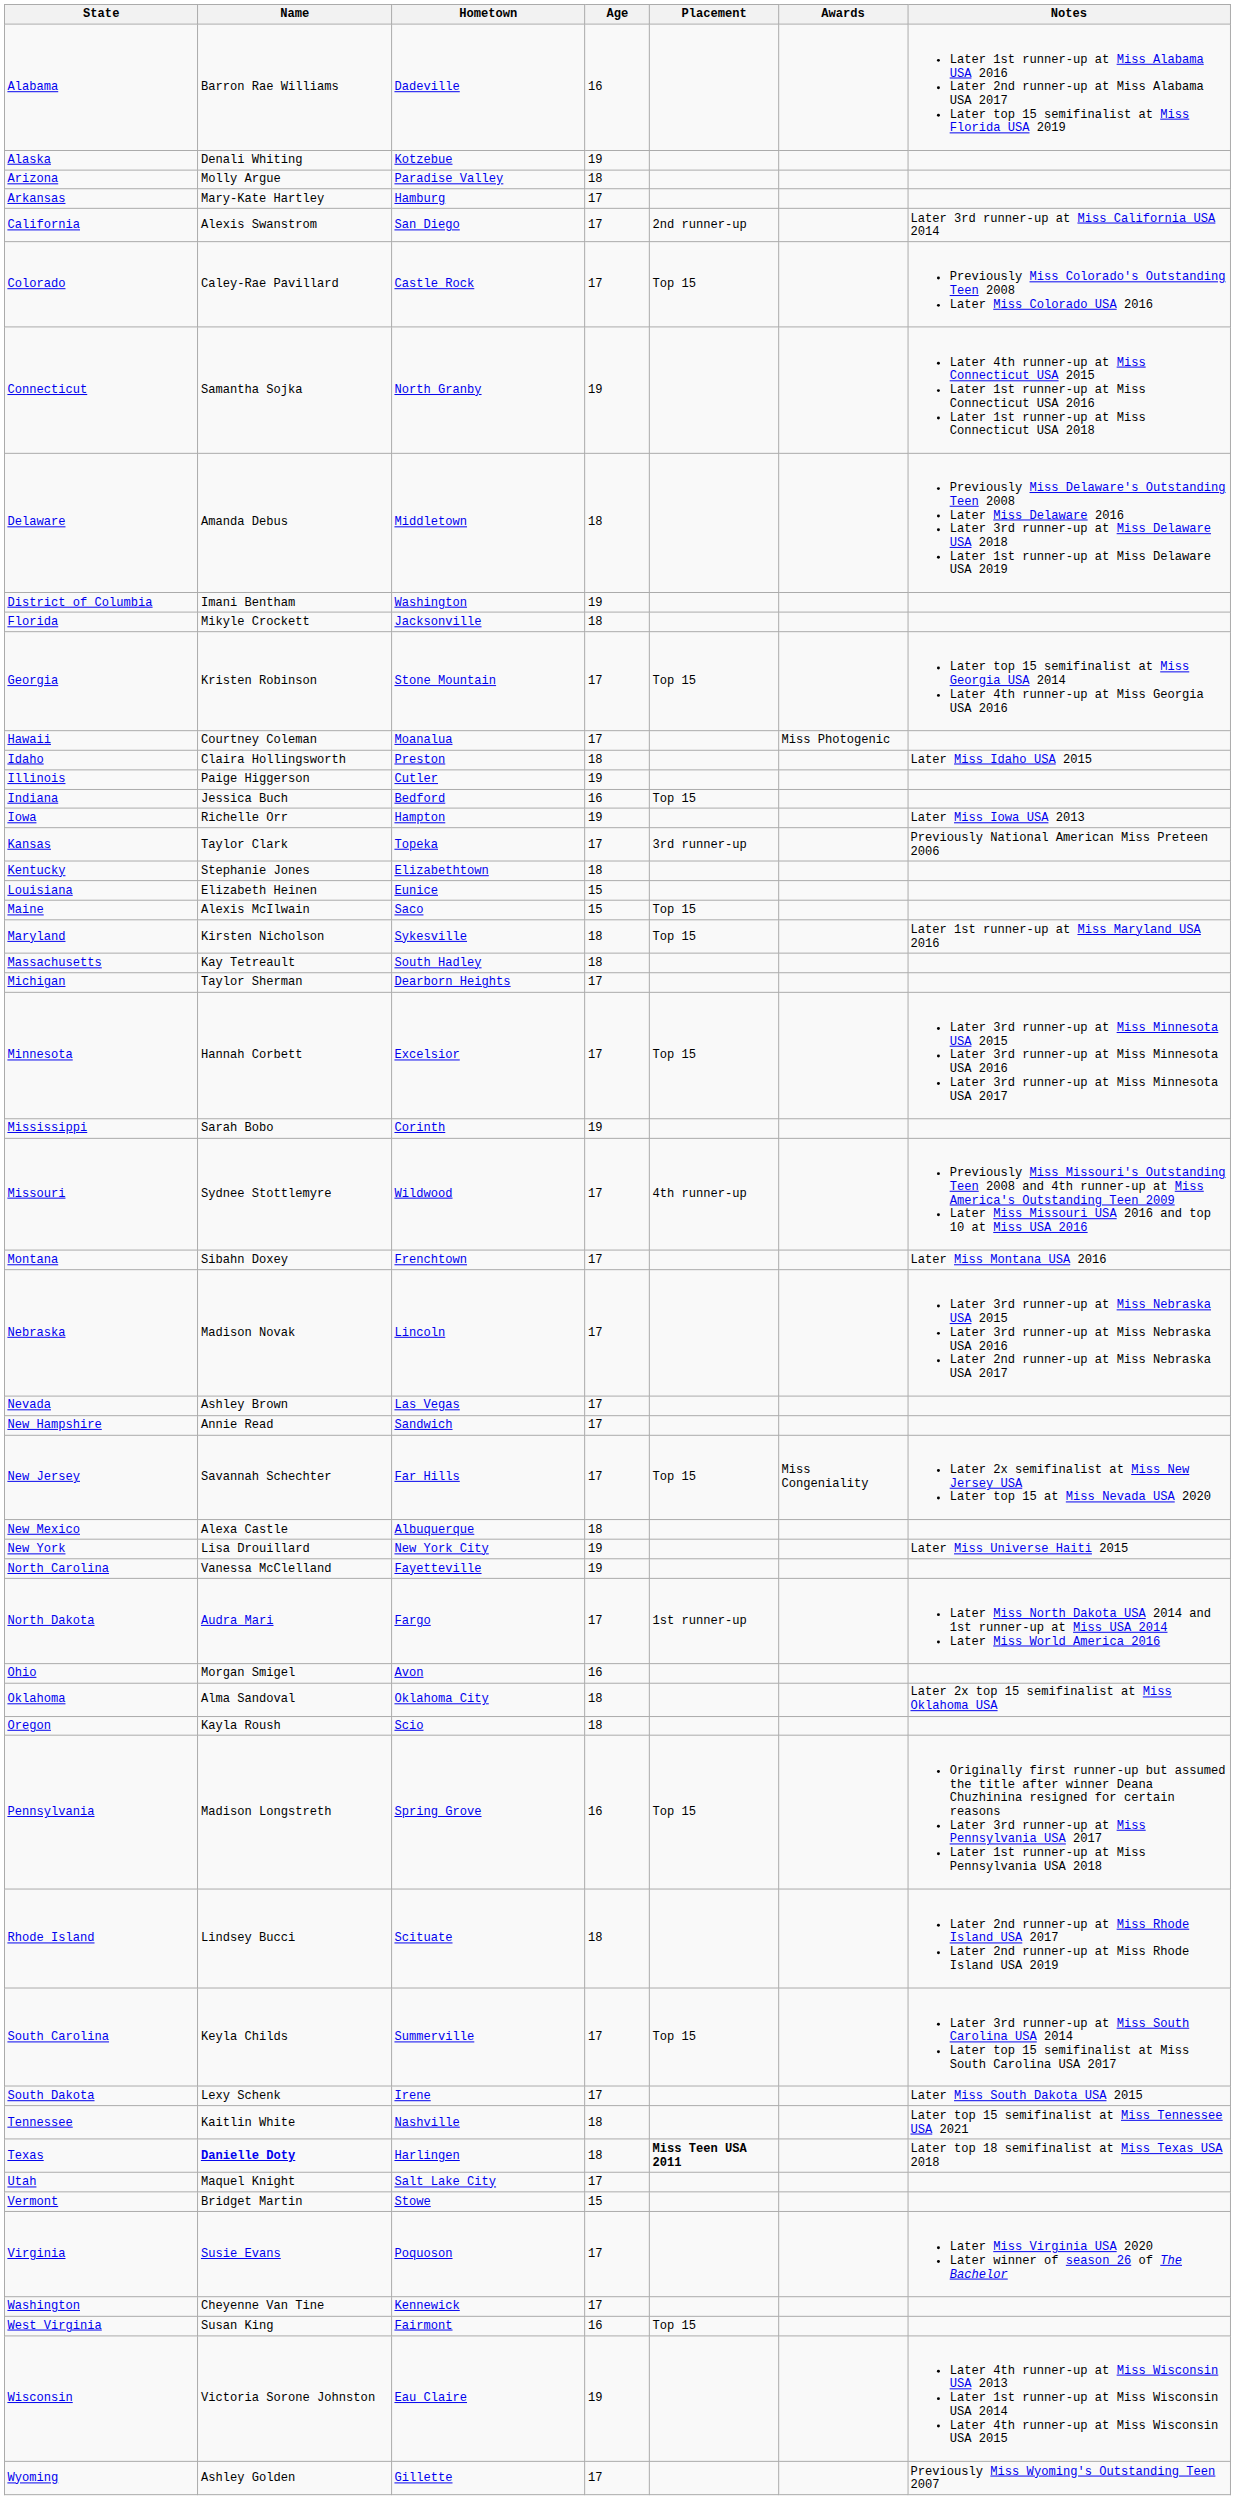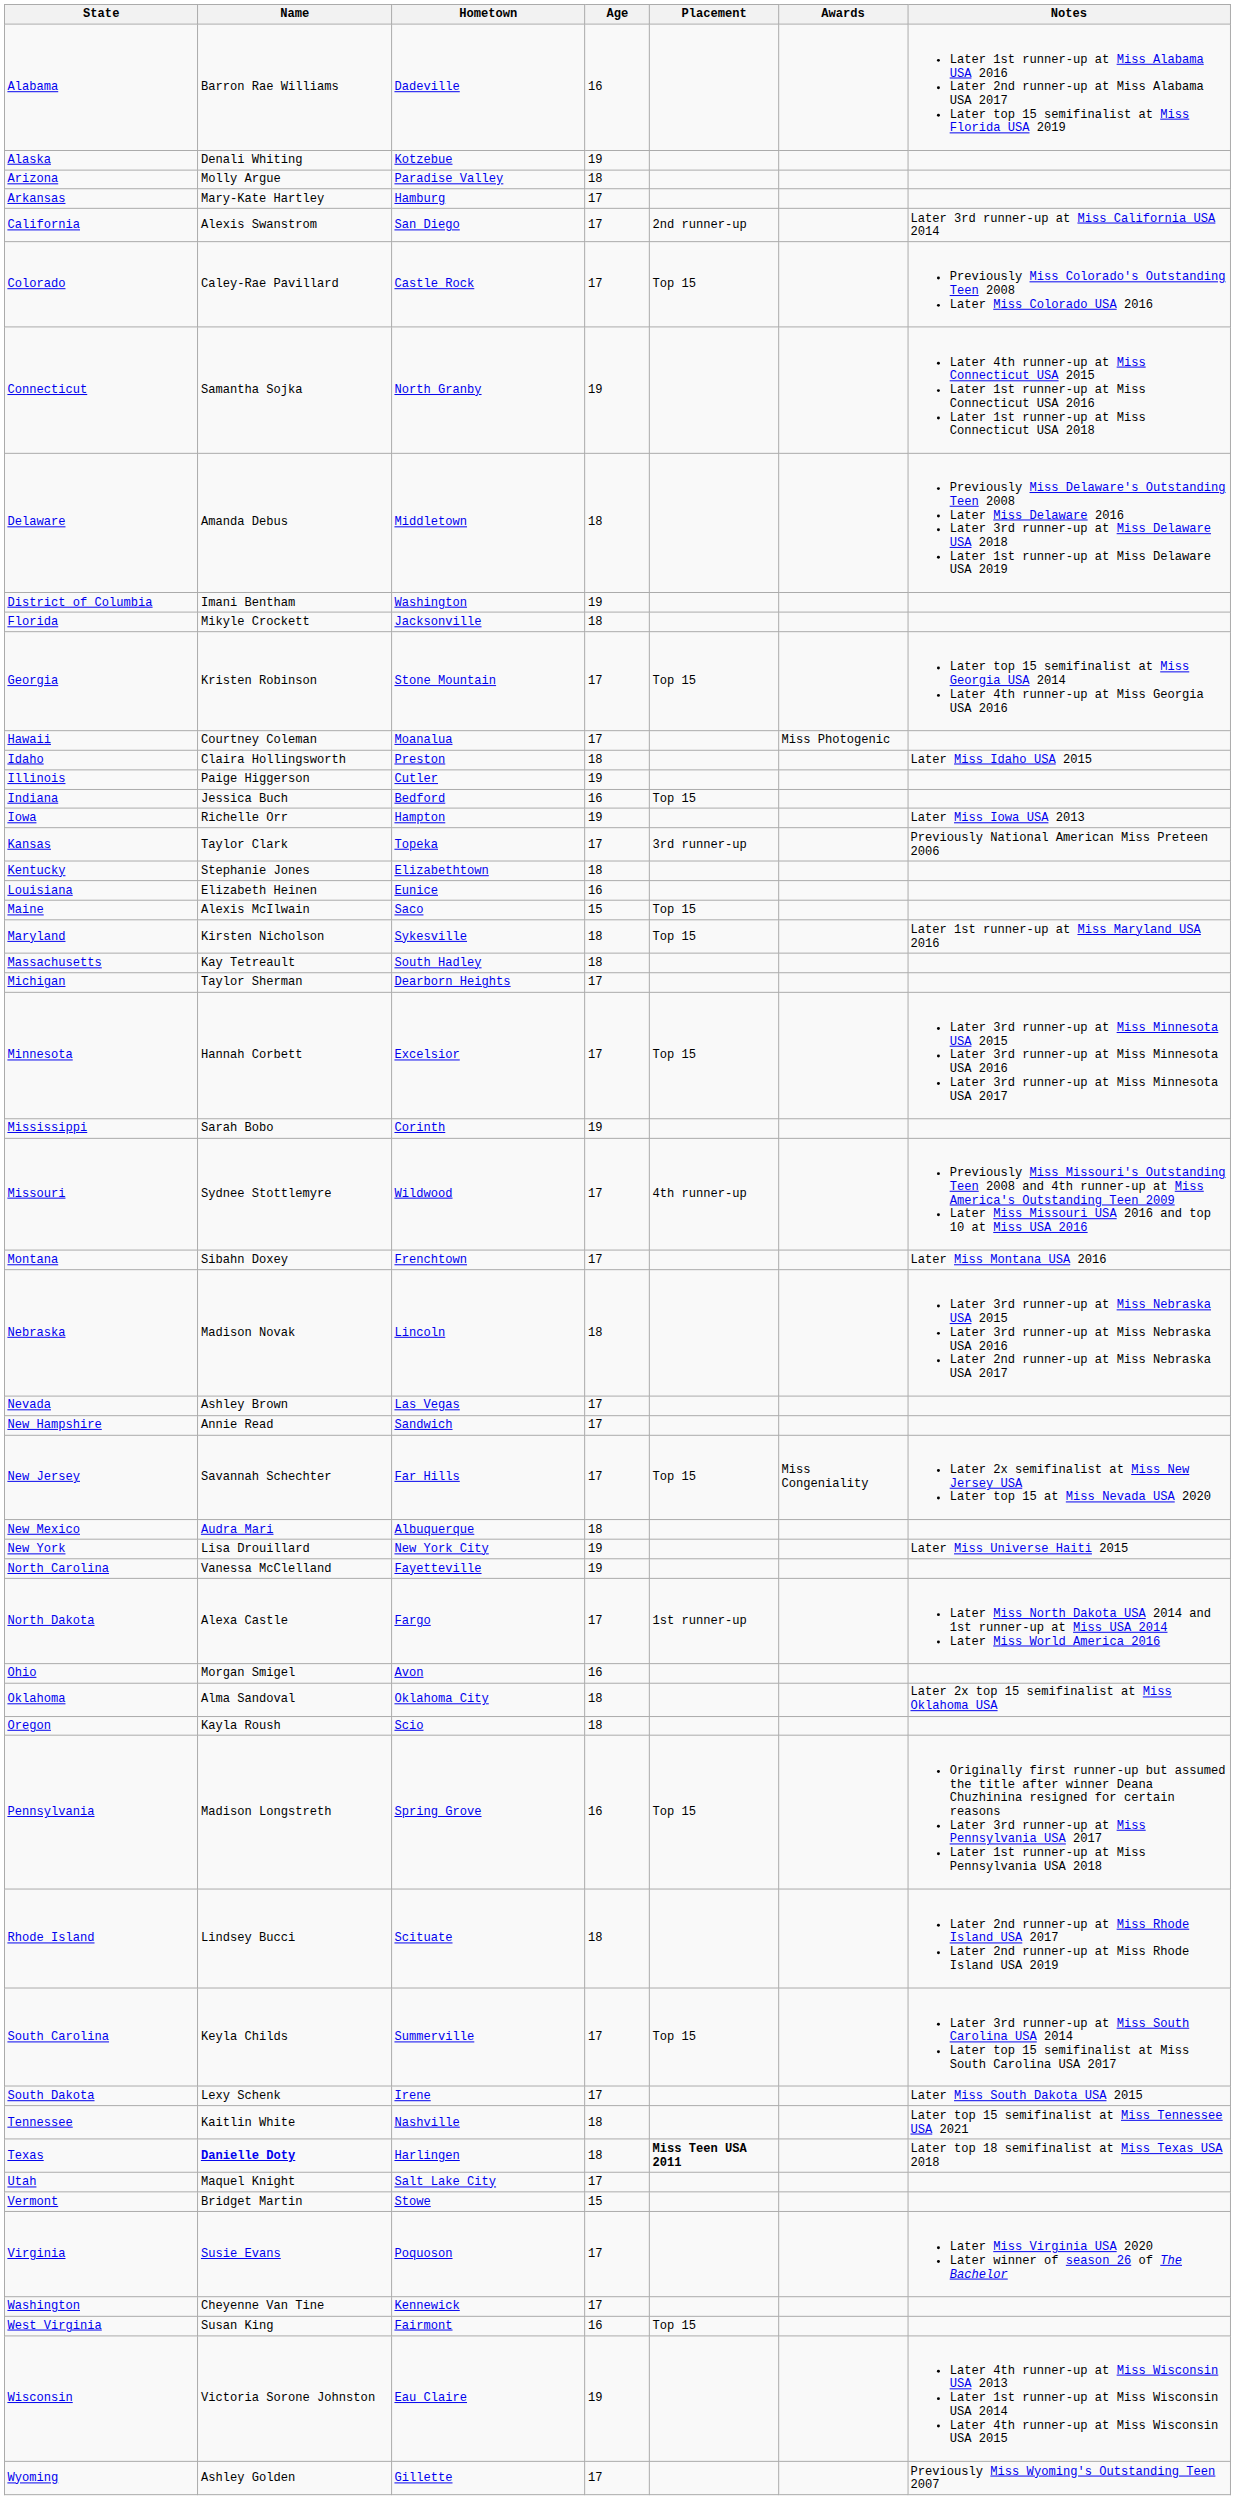(595, 891) 15 -> (595, 891) 16
(595, 1333) 17 -> (595, 1333) 18
(244, 1530) Alexa Castle -> (237, 1530) Audra Mari
(237, 1621) Audra Mari -> (244, 1621) Alexa Castle
